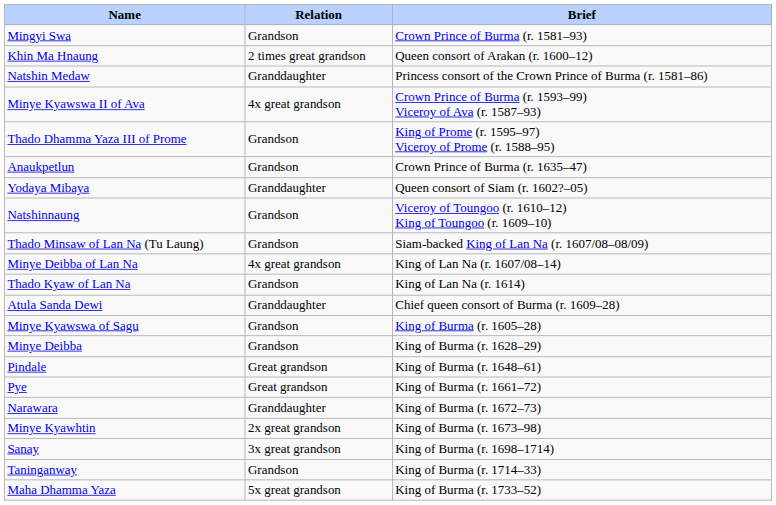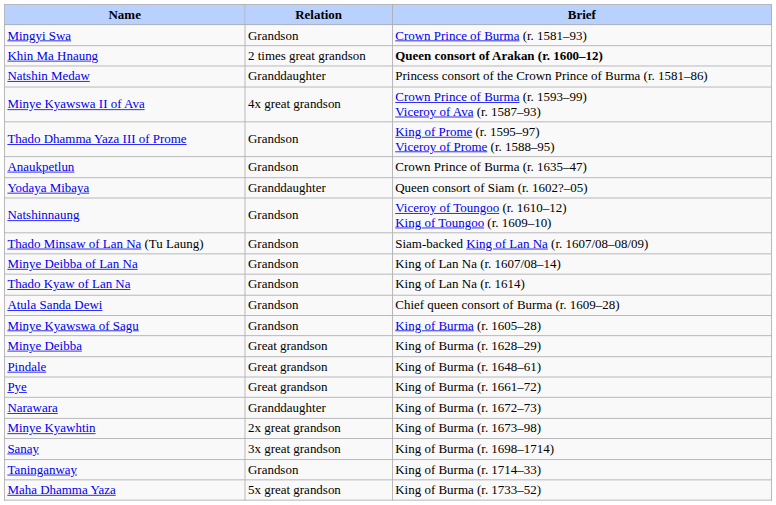(494, 55) normal -> (499, 55) bold
(294, 264) 4x great grandson -> (273, 264) Grandson
(287, 305) Granddaughter -> (273, 305) Grandson
(273, 346) Grandson -> (288, 346) Great grandson
